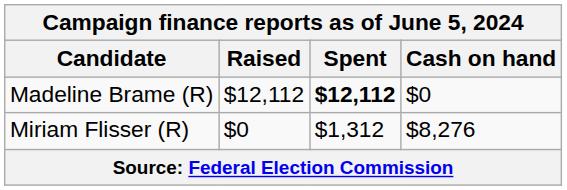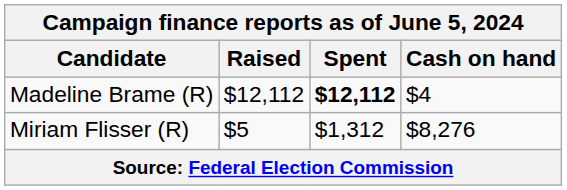(419, 94) $0 -> (419, 94) $4
(236, 130) $0 -> (236, 130) $5
